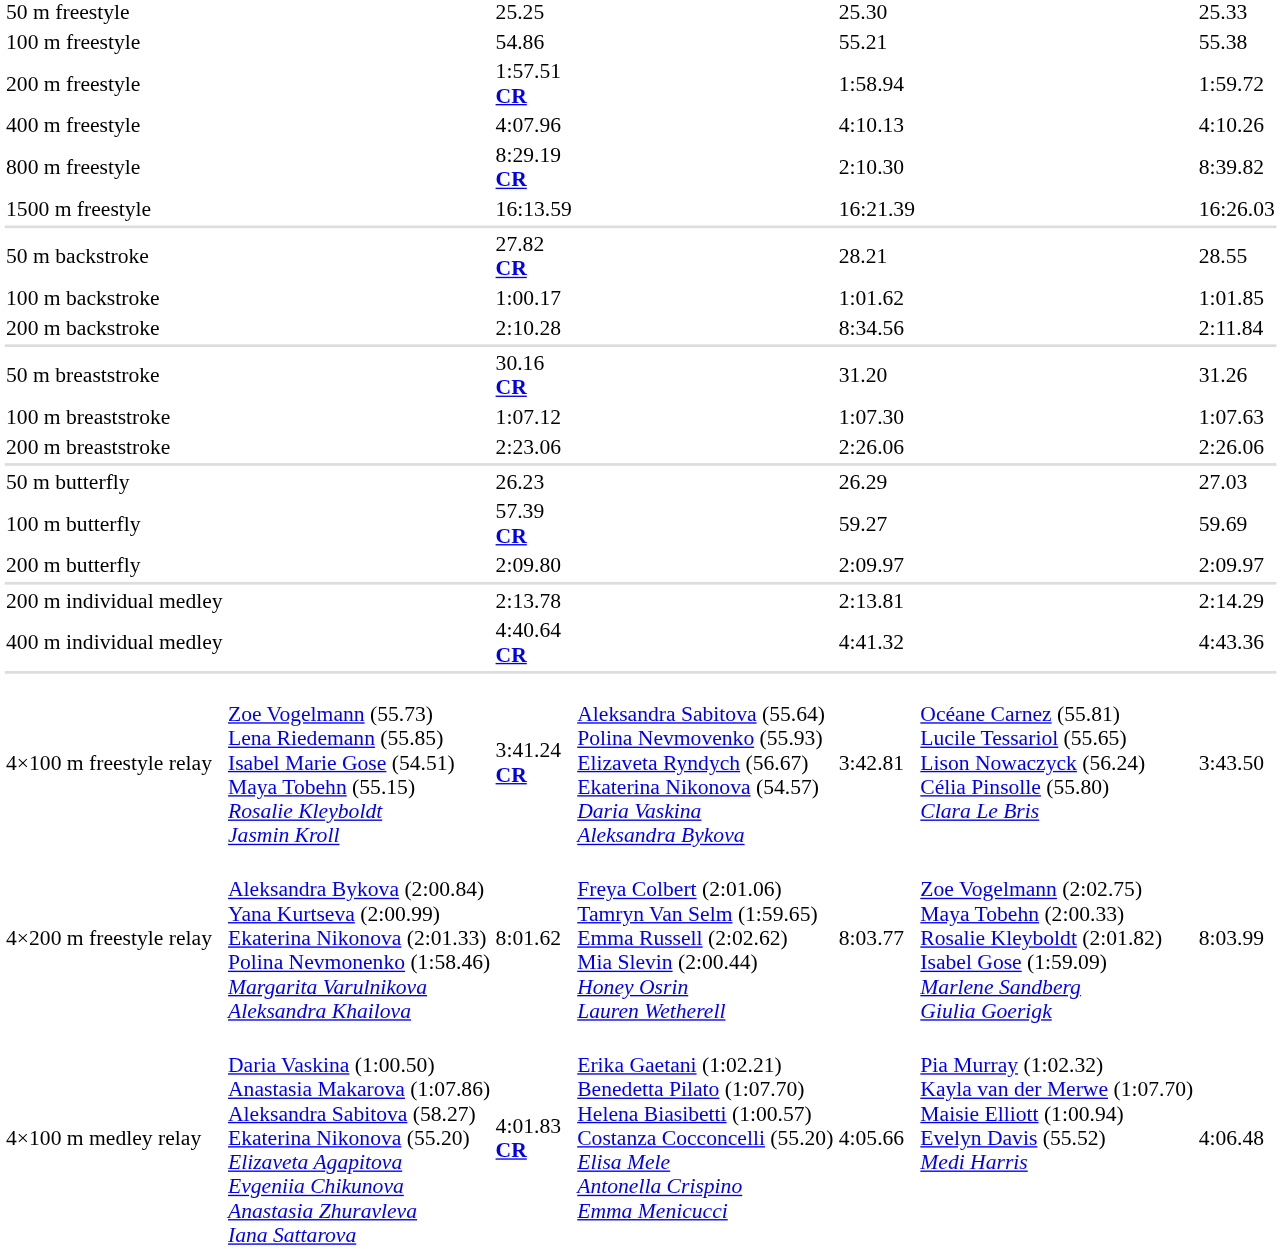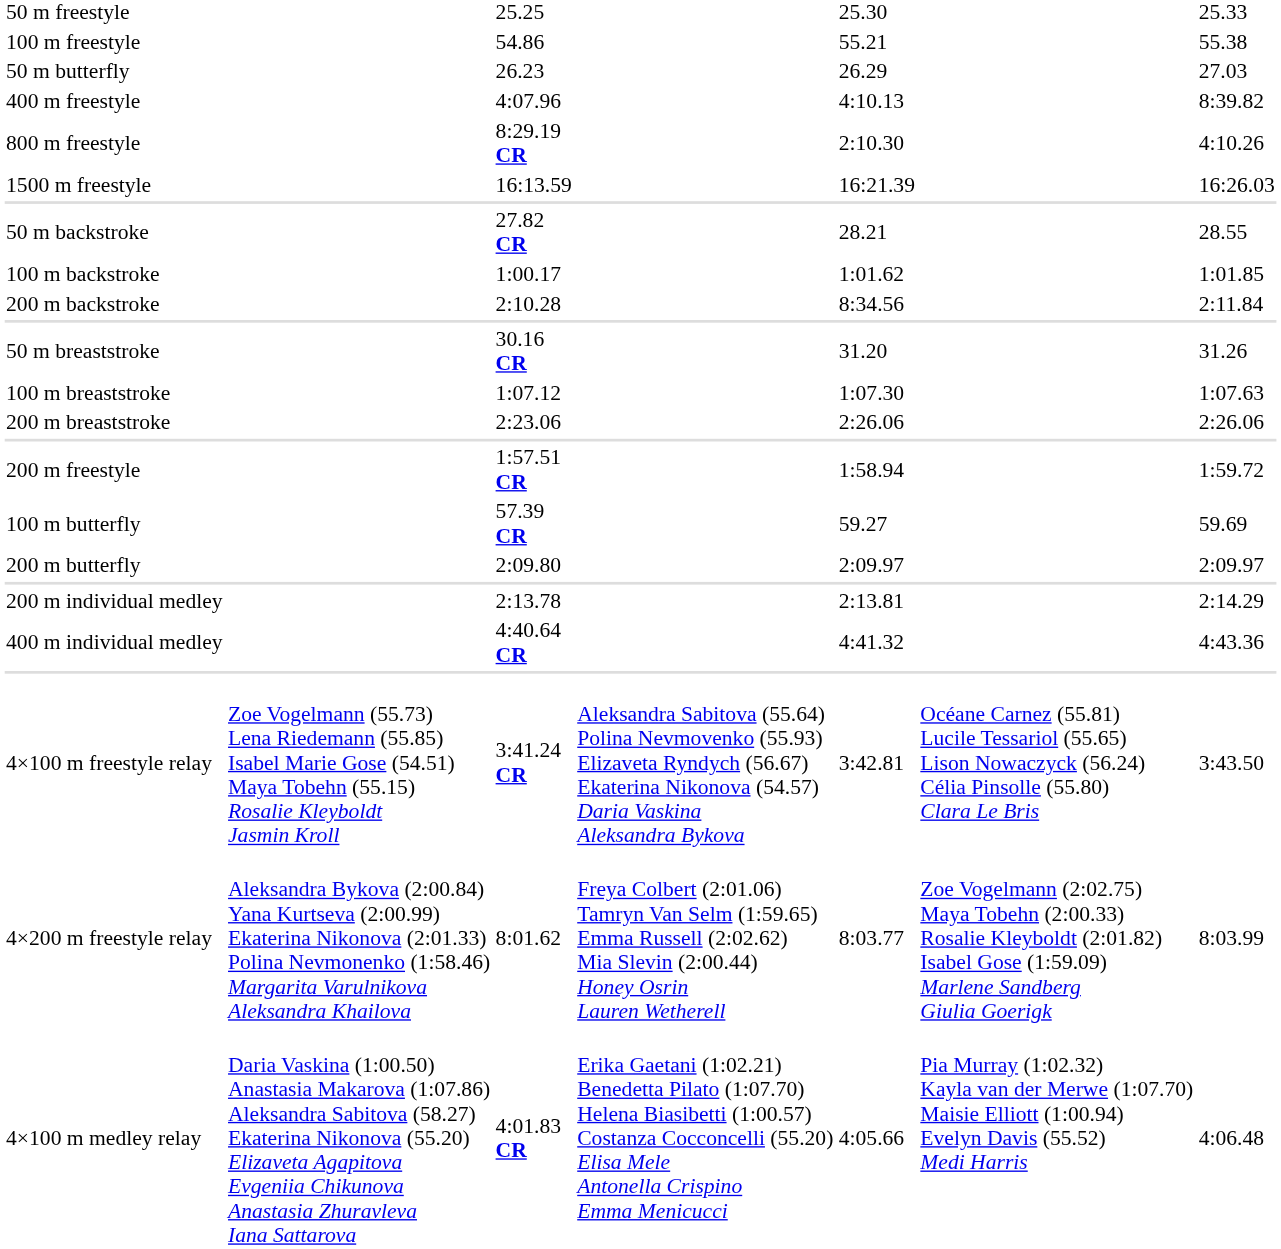rows swapped: (73, 83) <-> (68, 481)
(1231, 125) 4:10.26 -> (1231, 101) 8:39.82
(1231, 167) 8:39.82 -> (1231, 142) 4:10.26
